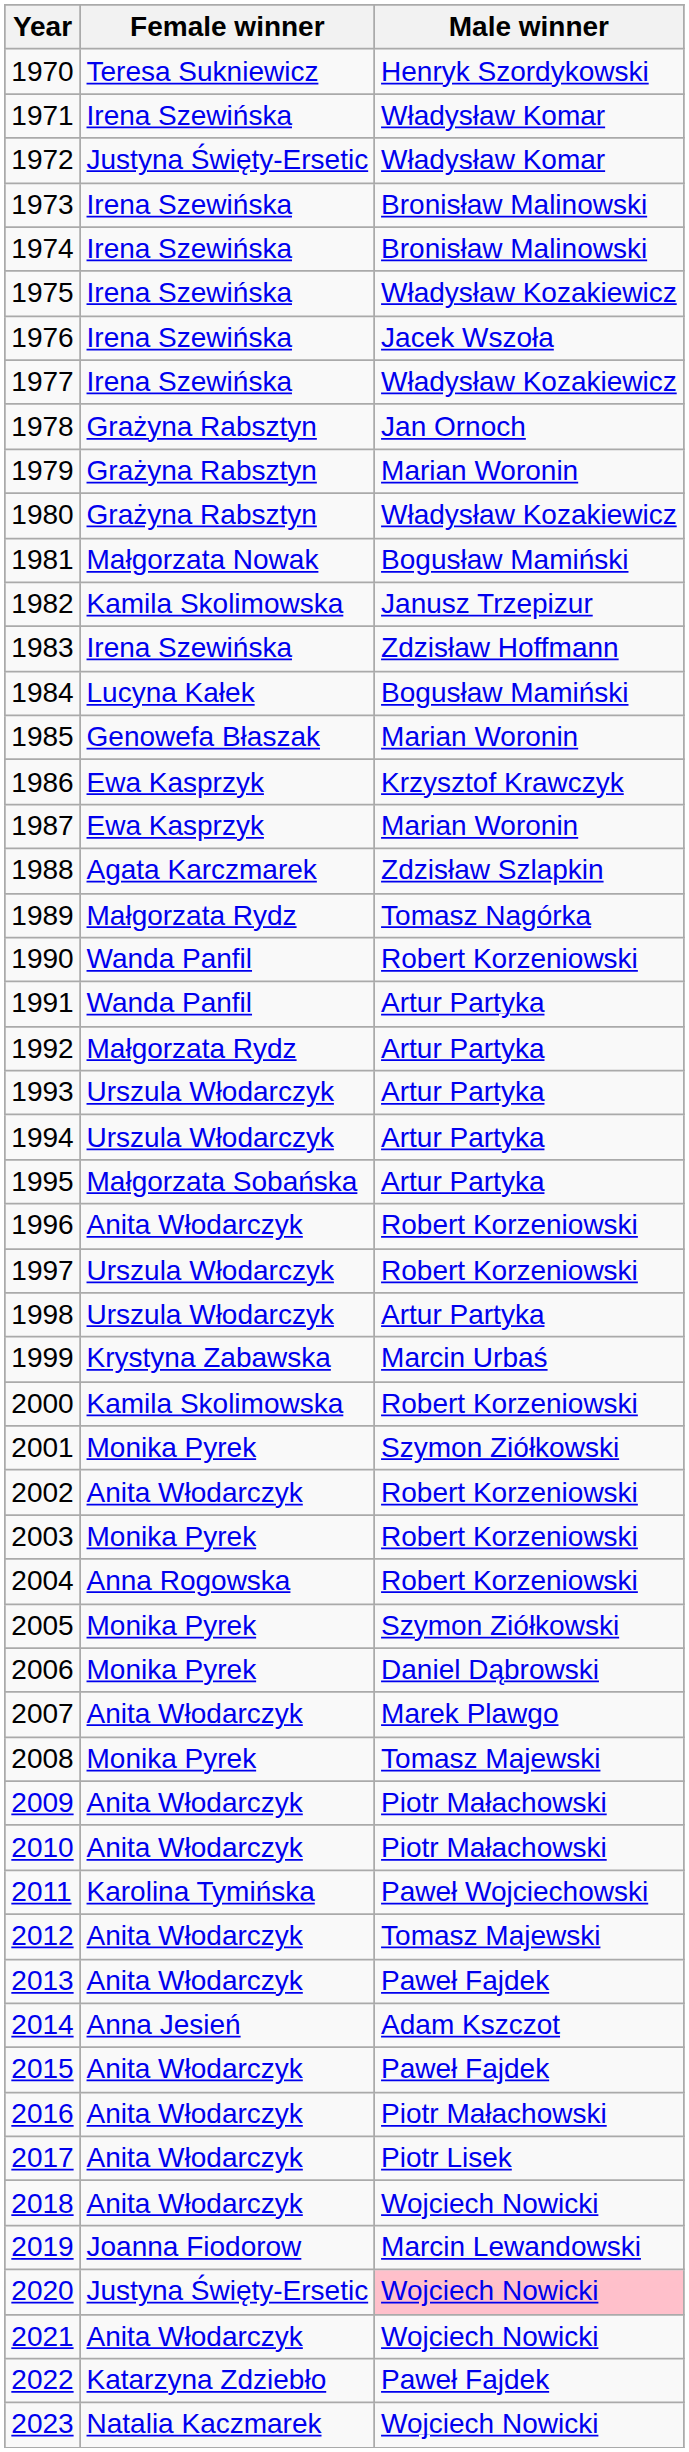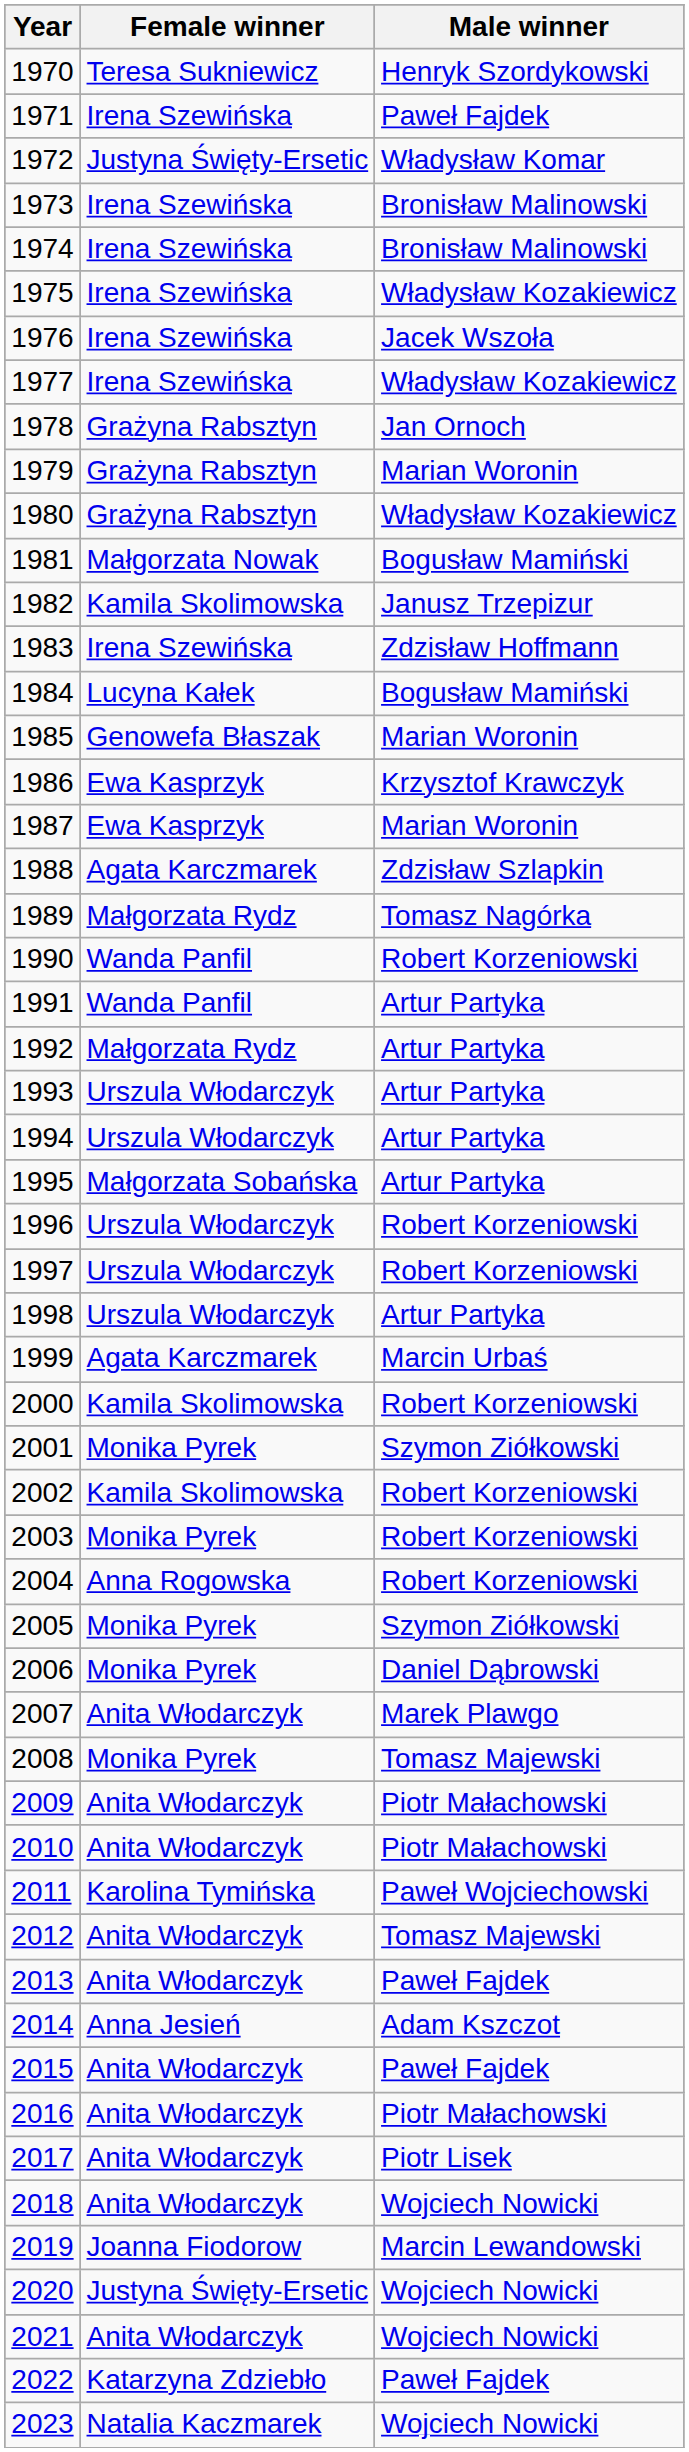(493, 115) Władysław Komar -> (465, 115) Paweł Fajdek
(195, 1225) Anita Włodarczyk -> (210, 1225) Urszula Włodarczyk
(209, 1358) Krystyna Zabawska -> (202, 1358) Agata Karczmarek
(195, 1492) Anita Włodarczyk -> (215, 1492) Kamila Skolimowska
(490, 2291) pink background -> (490, 2291) no background
